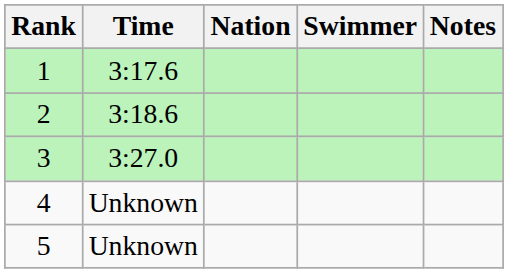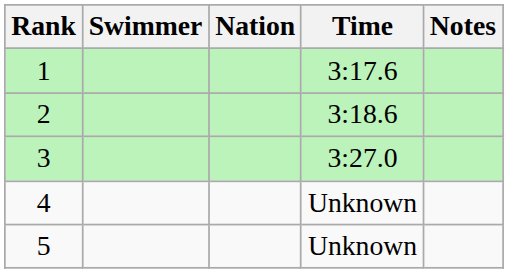columns swapped: (360, 26) <-> (143, 26)
